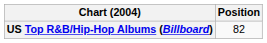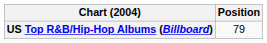(239, 30) 82 -> (239, 30) 79
